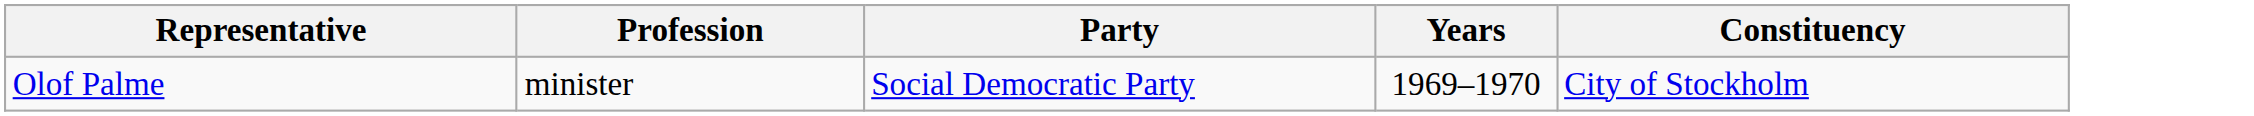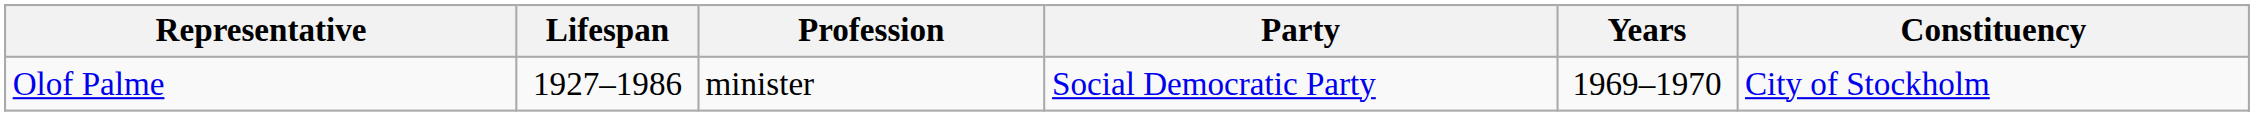+ column: (608, 30)
